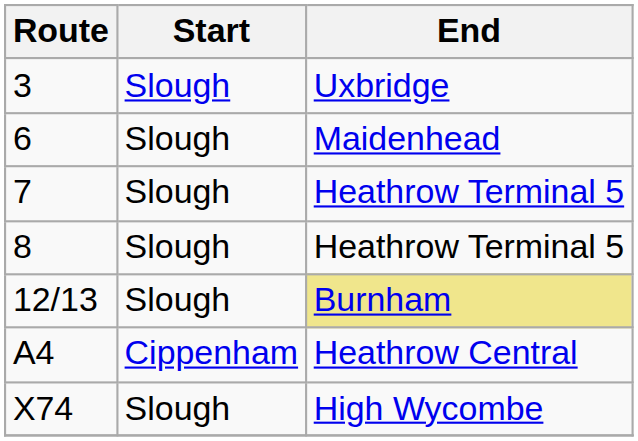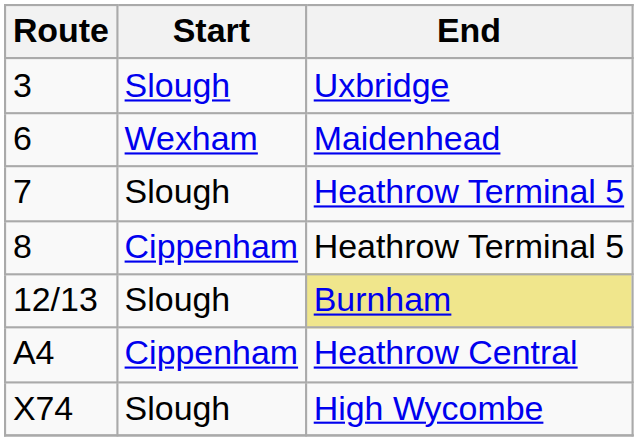(177, 138) Slough -> (191, 138) Wexham
(177, 246) Slough -> (211, 246) Cippenham
